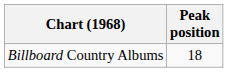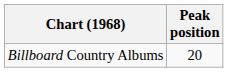(195, 55) 18 -> (195, 55) 20
